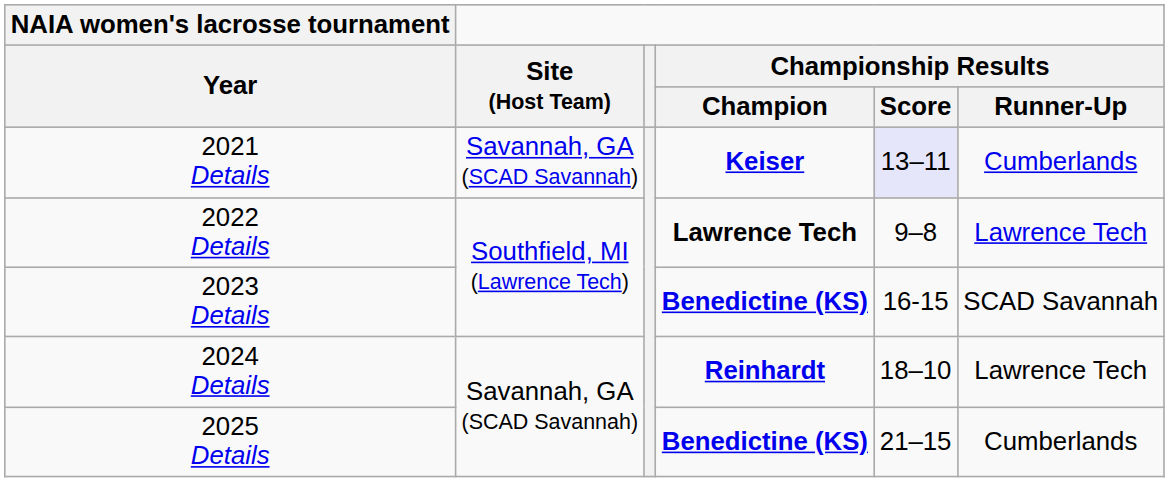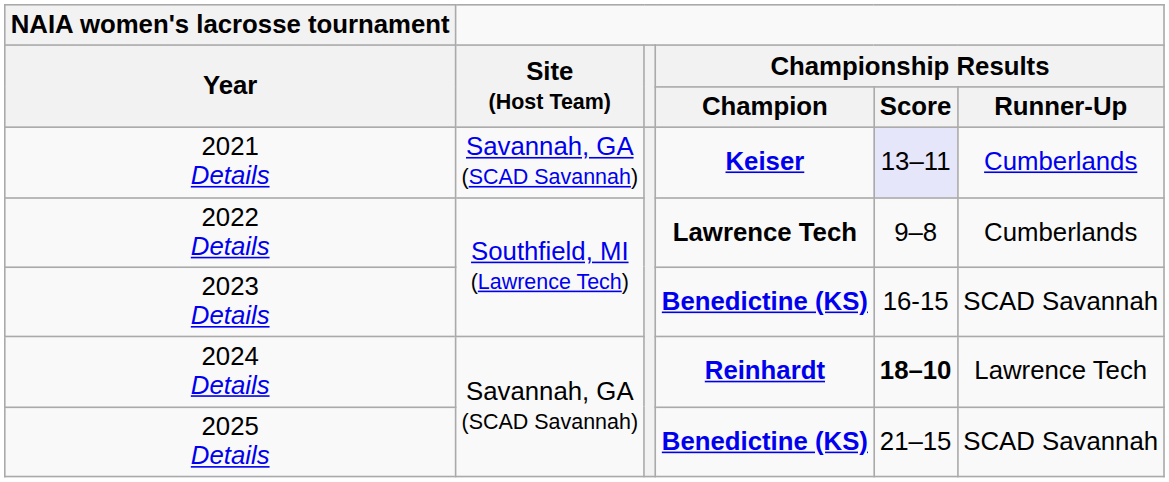(1061, 231) Lawrence Tech -> (1061, 231) Cumberlands
(916, 371) normal -> (916, 371) bold
(1061, 441) Cumberlands -> (1061, 441) SCAD Savannah
